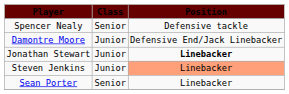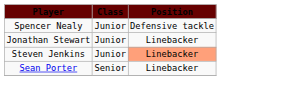(110, 26) Senior -> (110, 26) Junior
- row: (48, 40)
(206, 54) bold -> (172, 40) normal
